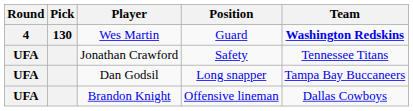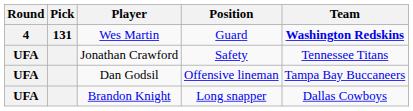(62, 34) 130 -> (62, 34) 131
(231, 75) Long snapper -> (231, 75) Offensive lineman
(231, 95) Offensive lineman -> (231, 95) Long snapper
